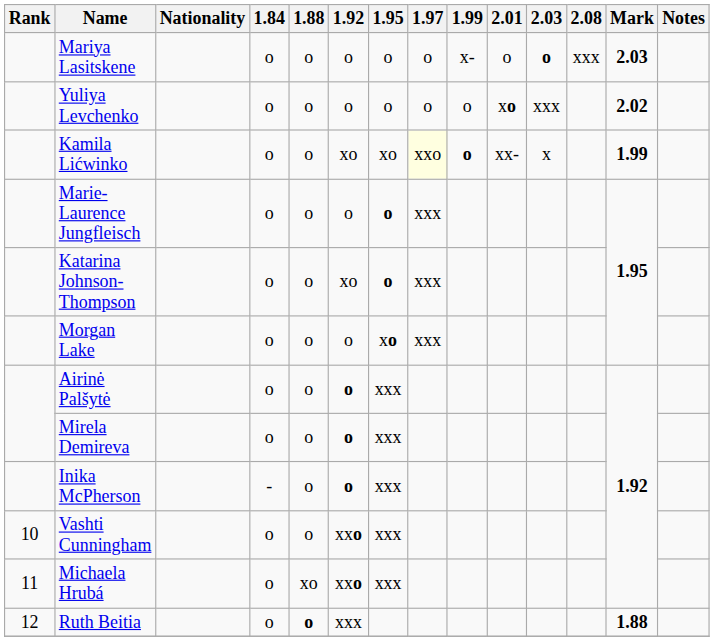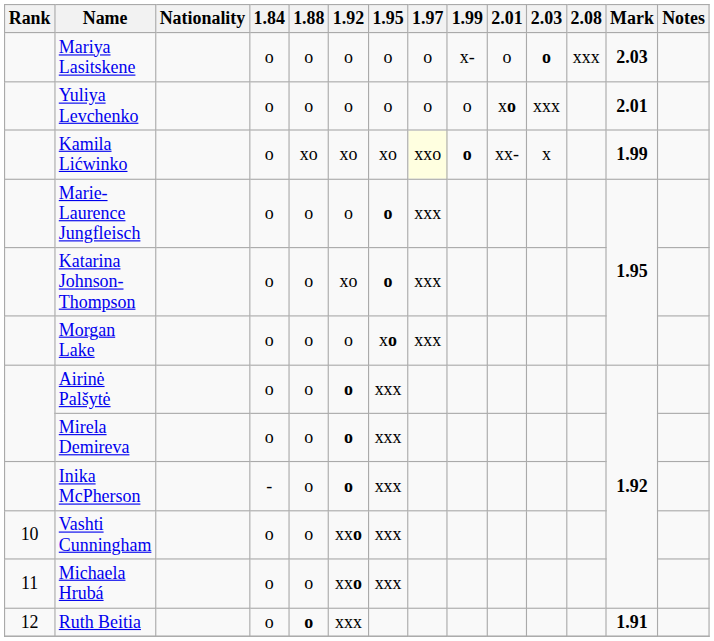(632, 105) 2.02 -> (632, 105) 2.01
(309, 154) o -> (309, 154) xo
(309, 583) xo -> (309, 583) o
(632, 621) 1.88 -> (632, 621) 1.91
